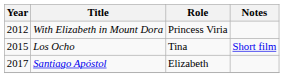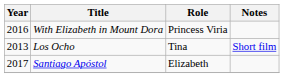(18, 30) 2012 -> (18, 30) 2016
(18, 47) 2015 -> (18, 47) 2013
